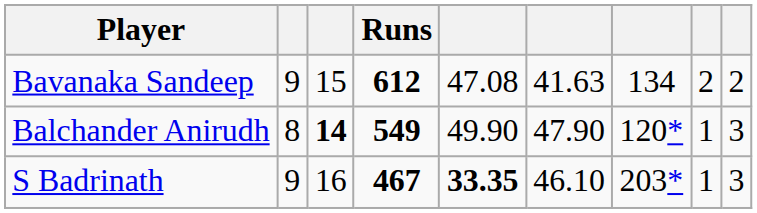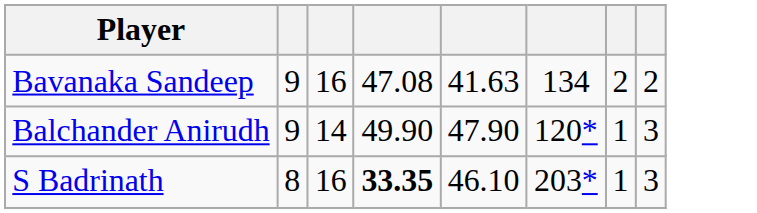- column: (397, 29)
(331, 80) 15 -> (331, 80) 16
(292, 130) 8 -> (292, 130) 9
(331, 130) bold -> (331, 130) normal
(292, 181) 9 -> (292, 181) 8
